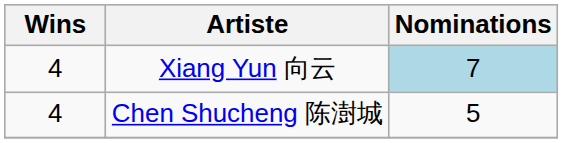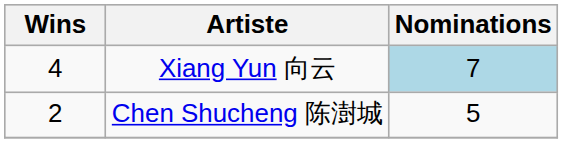(55, 114) 4 -> (55, 114) 2
